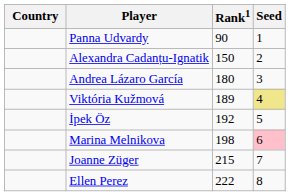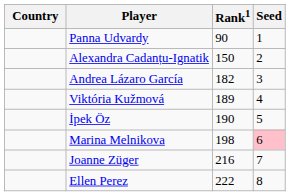(225, 79) 180 -> (225, 79) 182
(259, 99) khaki background -> (259, 99) no background
(225, 119) 192 -> (225, 119) 190
(225, 160) 215 -> (225, 160) 216
